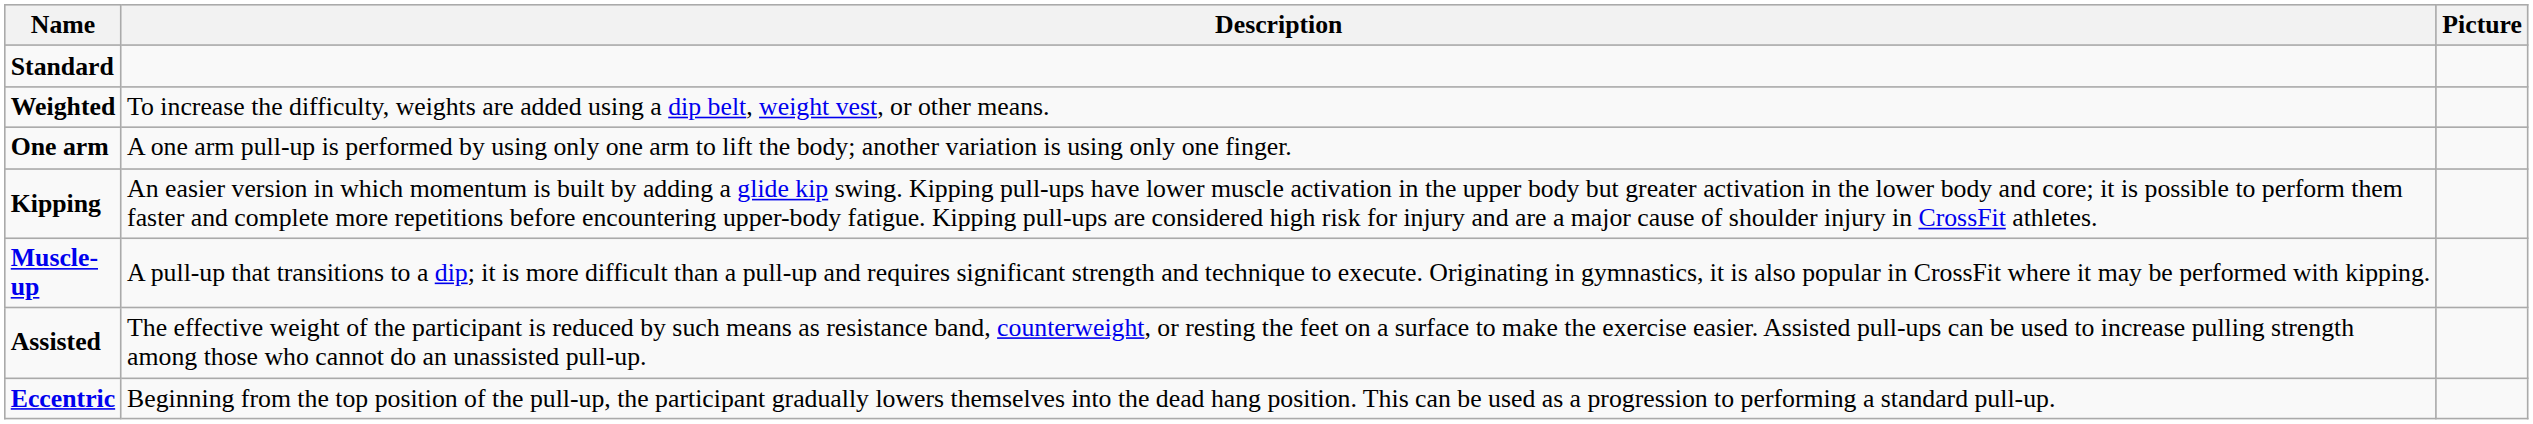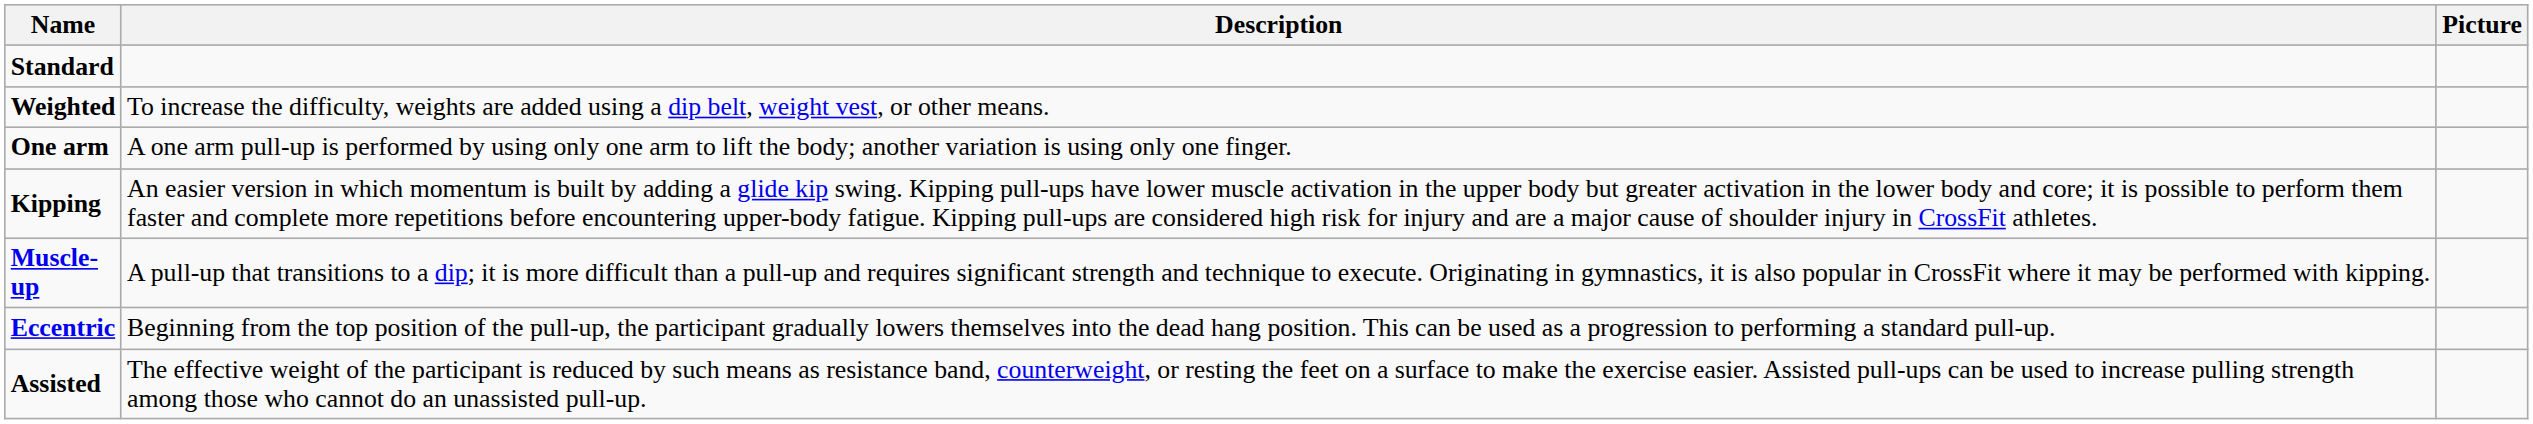rows swapped: (56, 342) <-> (63, 397)
